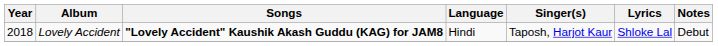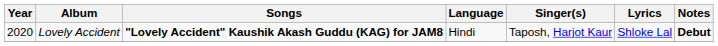(20, 32) 2018 -> (20, 32) 2020
(693, 32) normal -> (694, 32) bold
